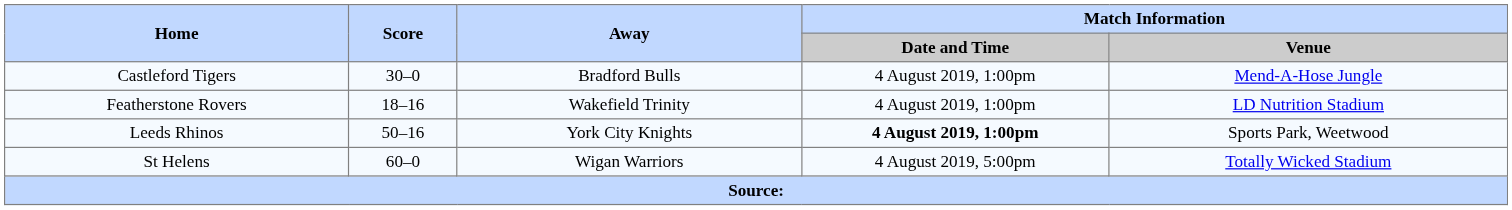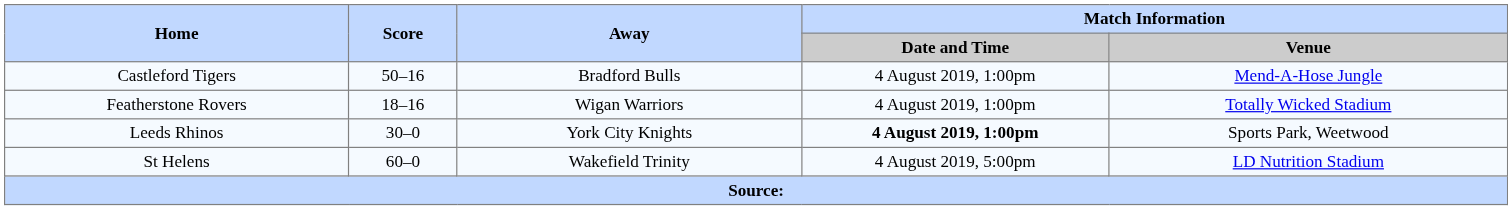(403, 75) 30–0 -> (403, 75) 50–16
(629, 104) Wakefield Trinity -> (629, 104) Wigan Warriors
(1308, 104) LD Nutrition Stadium -> (1308, 104) Totally Wicked Stadium
(403, 133) 50–16 -> (403, 133) 30–0
(629, 161) Wigan Warriors -> (629, 161) Wakefield Trinity
(1308, 161) Totally Wicked Stadium -> (1308, 161) LD Nutrition Stadium
